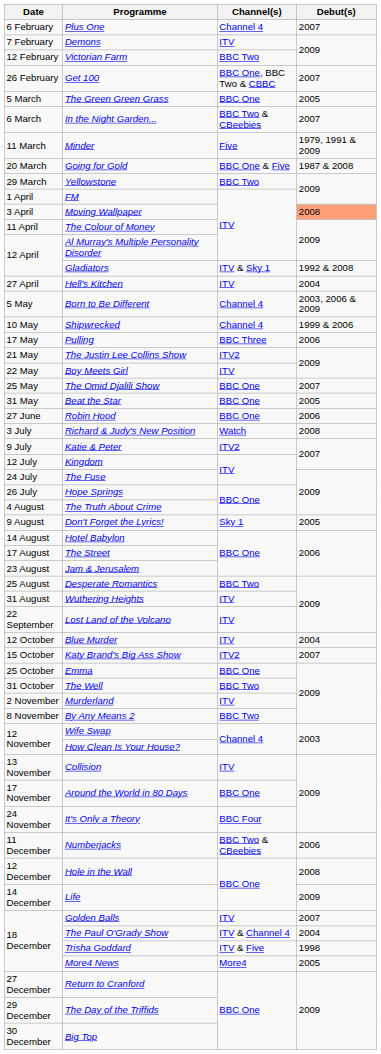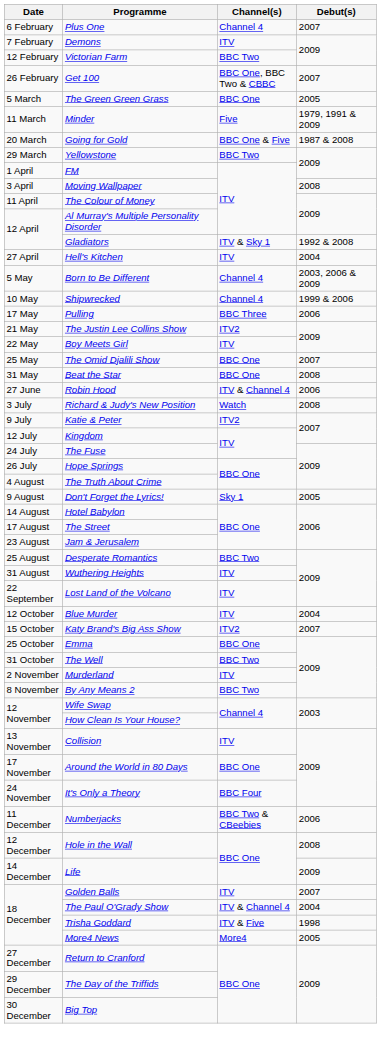- row: (111, 119)
(309, 211) lightsalmon background -> (309, 185) no background
(309, 401) 2005 -> (309, 375) 2008
(240, 416) BBC One -> (255, 390) ITV & Channel 4
